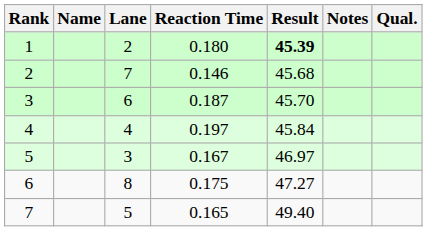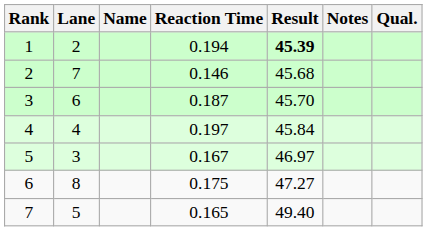columns swapped: (128, 18) <-> (79, 18)
(209, 45) 0.180 -> (209, 45) 0.194
